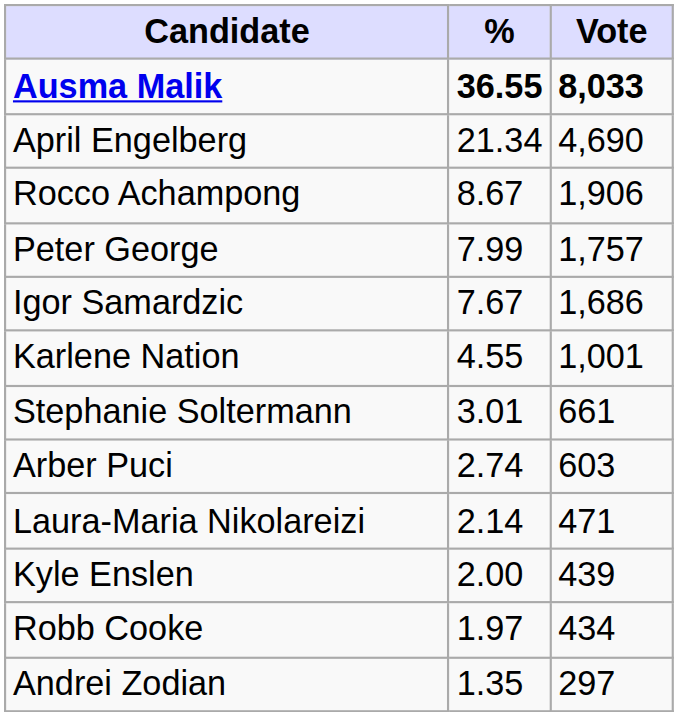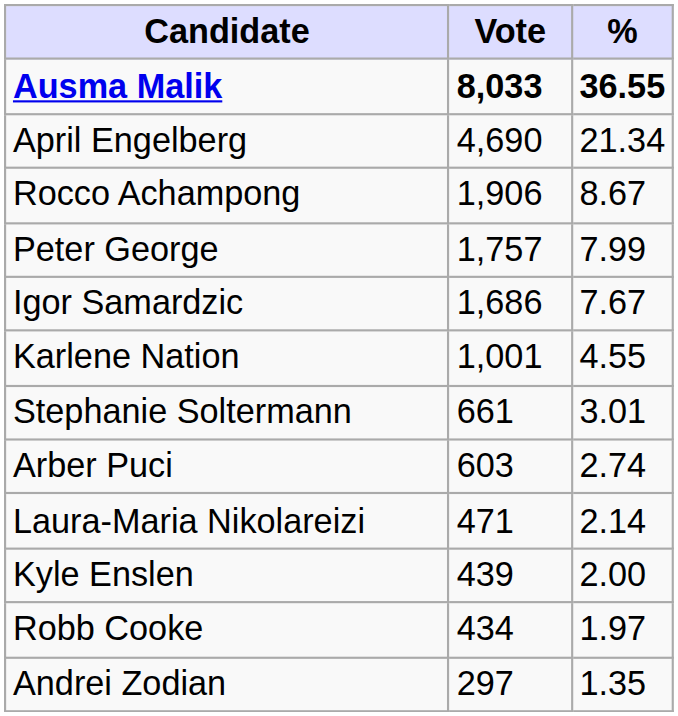columns swapped: (612, 31) <-> (500, 31)
